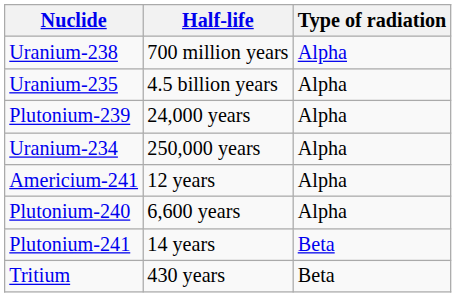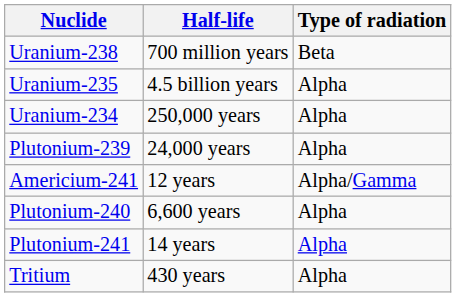(322, 52) Alpha -> (316, 52) Beta
rows swapped: (64, 148) <-> (70, 116)
(322, 180) Alpha -> (357, 180) Alpha/Gamma
(316, 244) Beta -> (322, 244) Alpha
(316, 276) Beta -> (322, 276) Alpha
